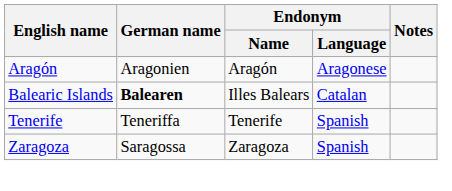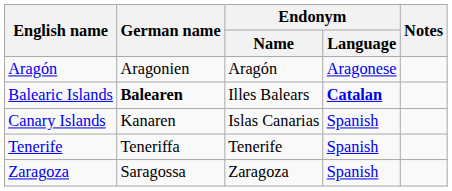(342, 95) normal -> (354, 95) bold
+ row: (57, 120)
